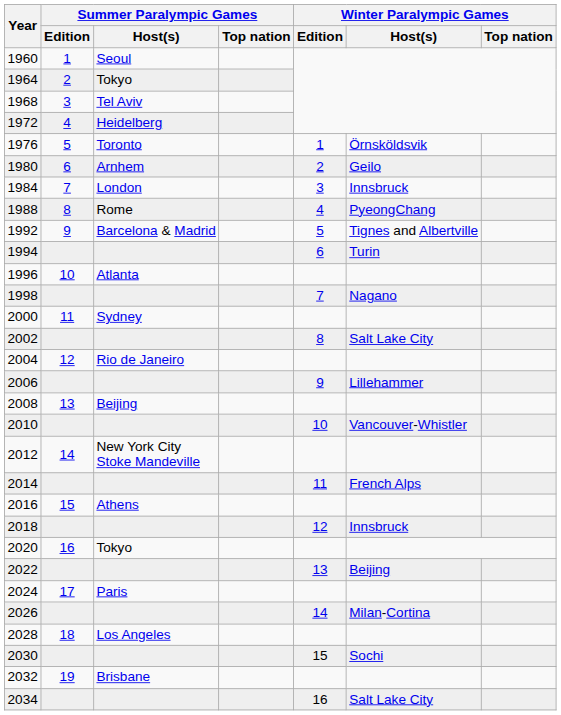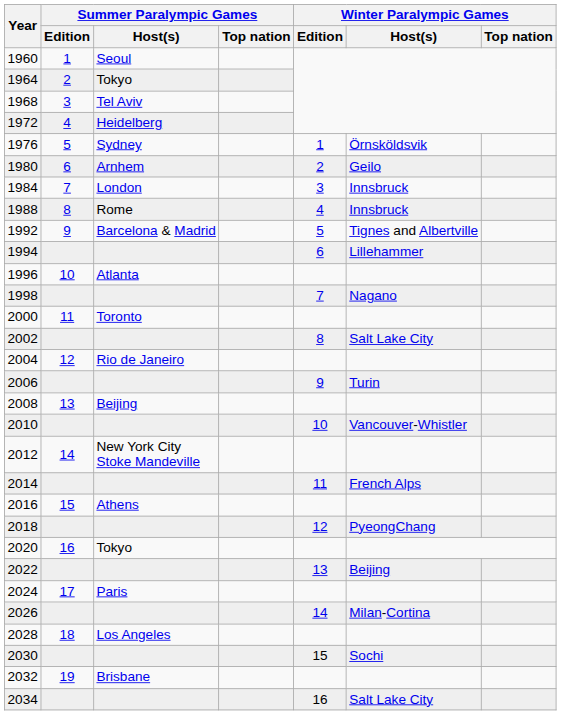(119, 144) Toronto -> (119, 144) Sydney
(392, 209) PyeongChang -> (379, 209) Innsbruck
(364, 252) Turin -> (386, 252) Lillehammer
(119, 317) Sydney -> (119, 317) Toronto
(386, 381) Lillehammer -> (364, 381) Turin
(379, 526) Innsbruck -> (392, 526) PyeongChang
